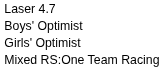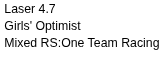- row: (43, 26)
